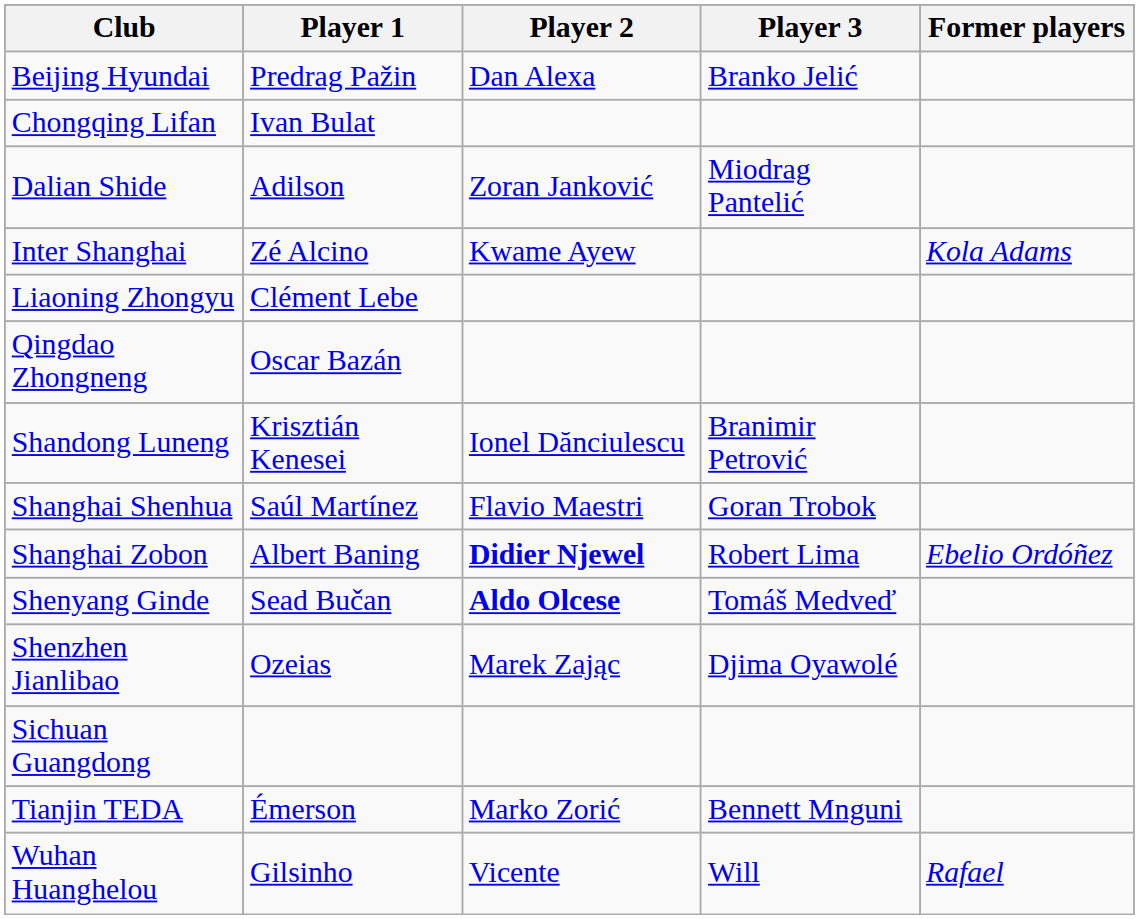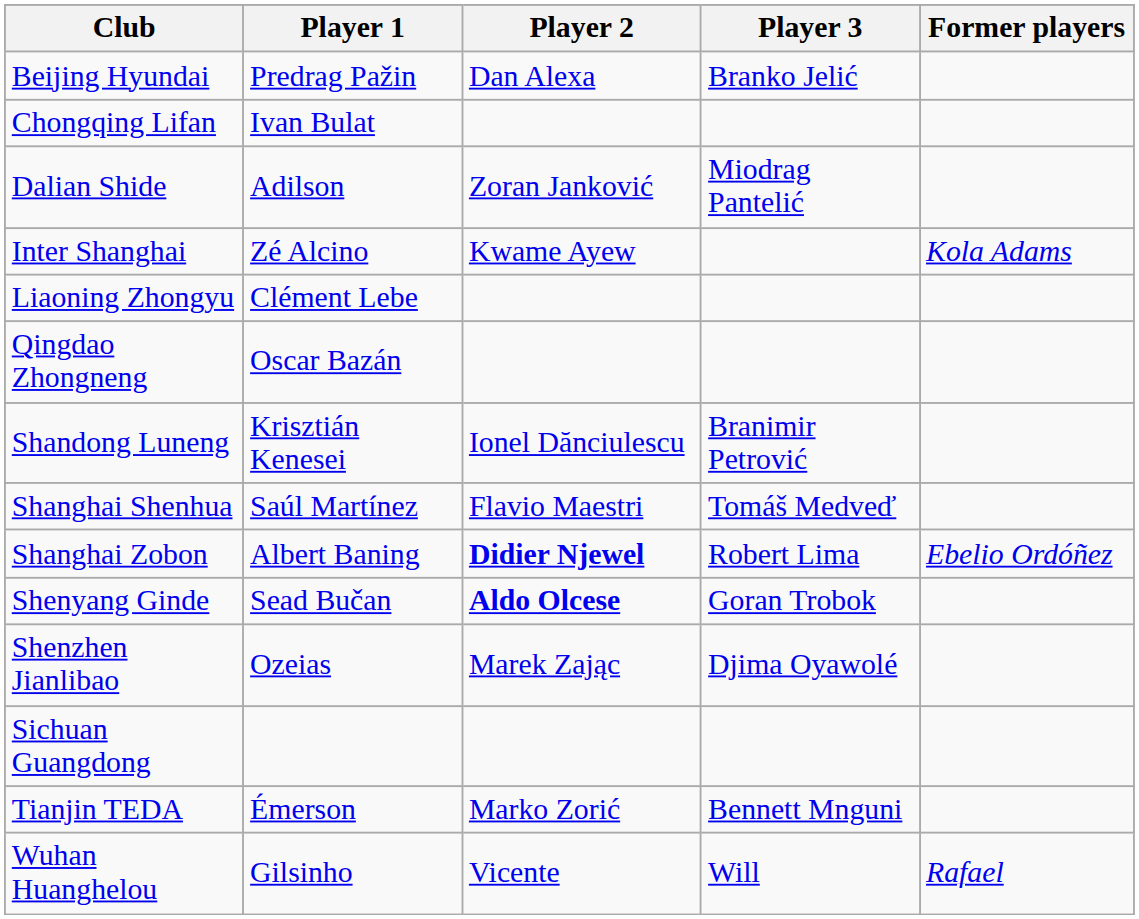(792, 506) Goran Trobok -> (802, 506) Tomáš Medveď
(802, 600) Tomáš Medveď -> (792, 600) Goran Trobok
